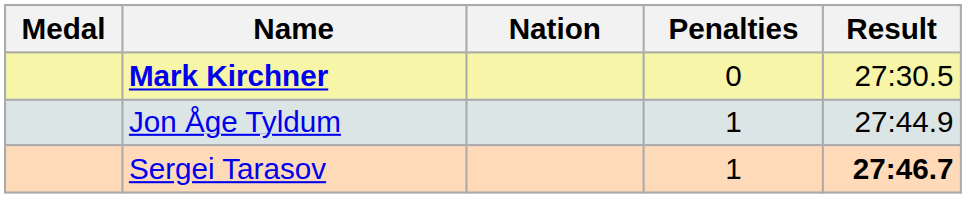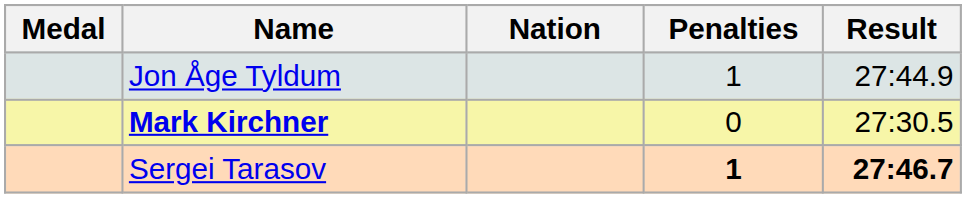rows swapped: (229, 76) <-> (235, 123)
(733, 169) normal -> (733, 169) bold
